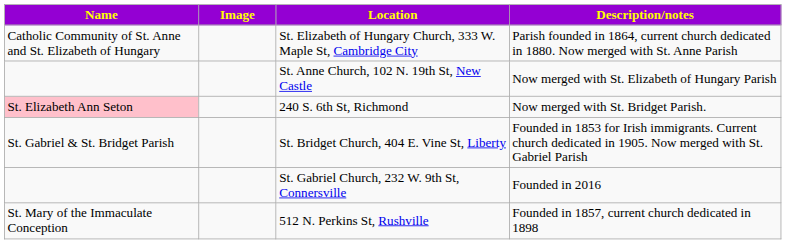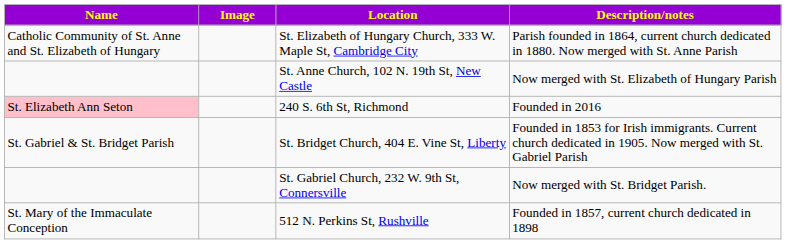(609, 106) Now merged with St. Bridget Parish. -> (557, 106) Founded in 2016
(557, 185) Founded in 2016 -> (609, 185) Now merged with St. Bridget Parish.
